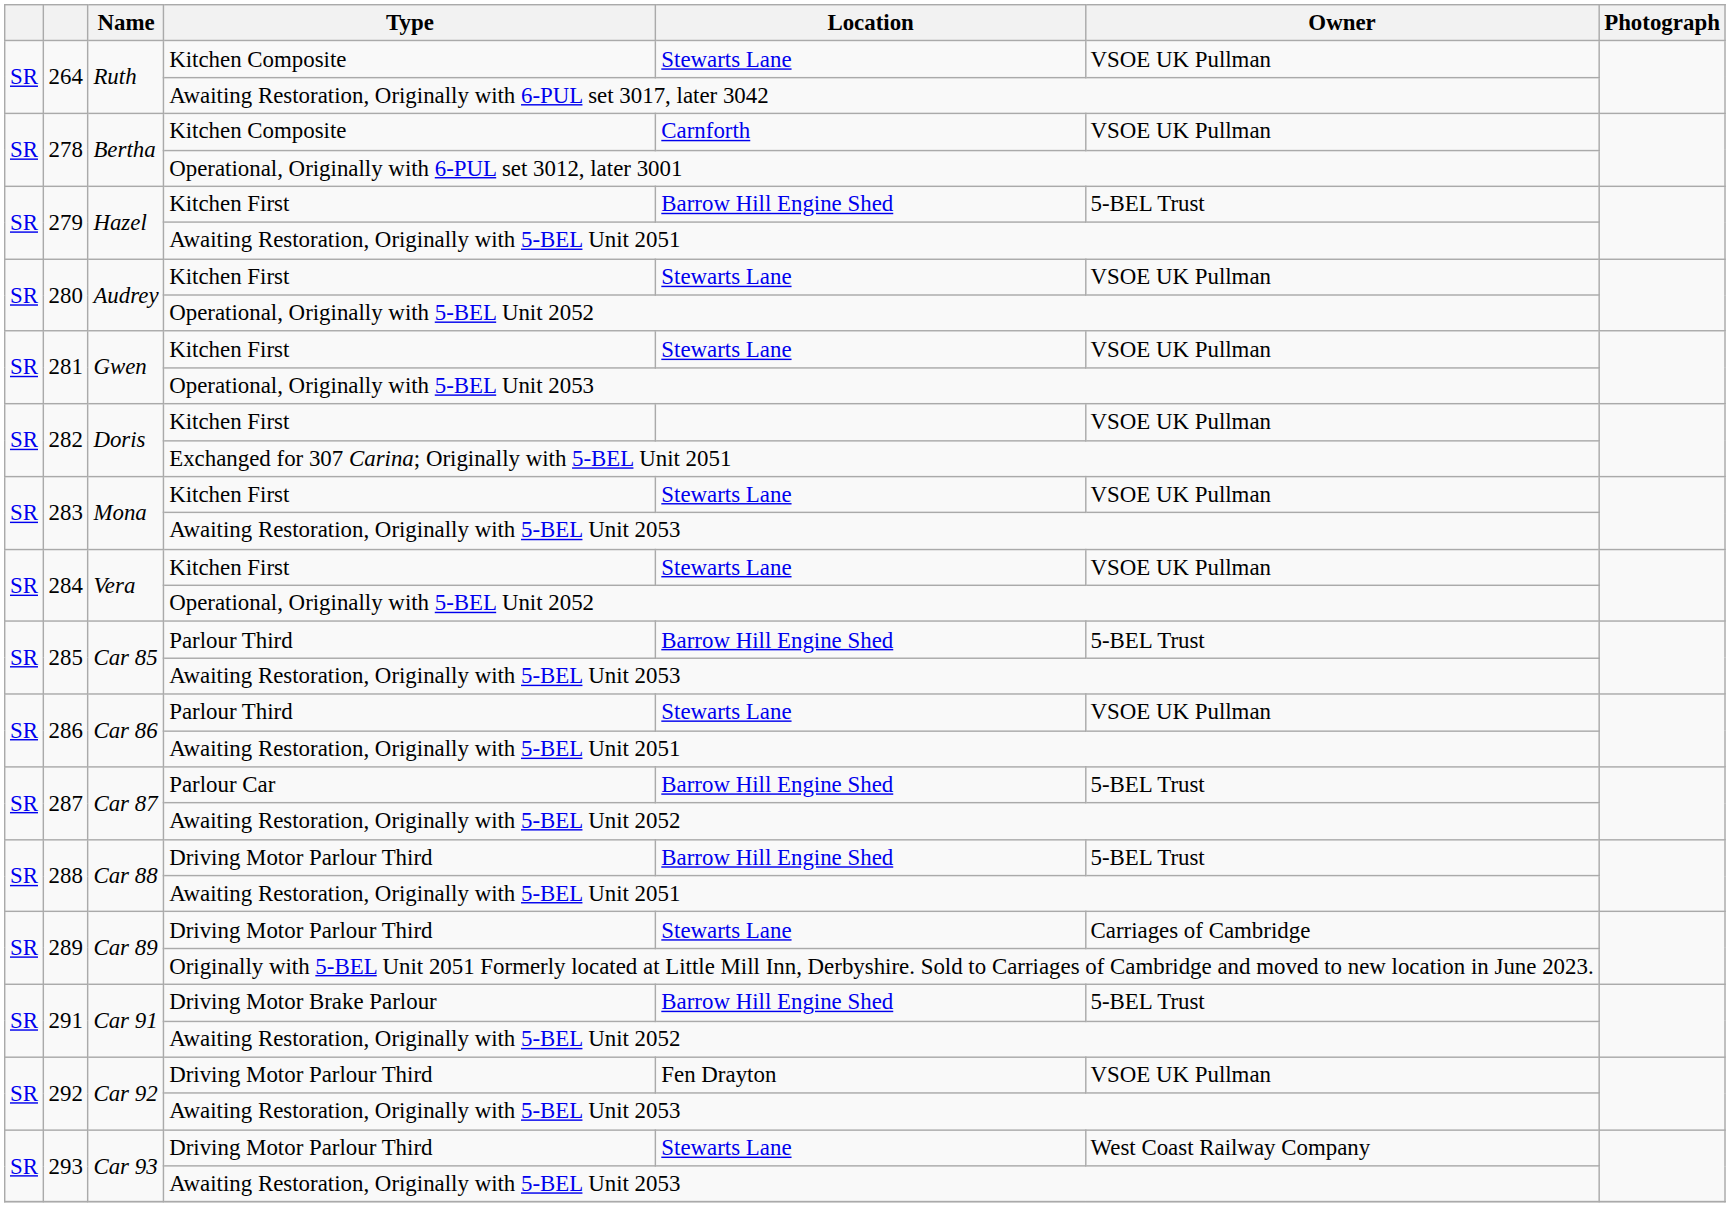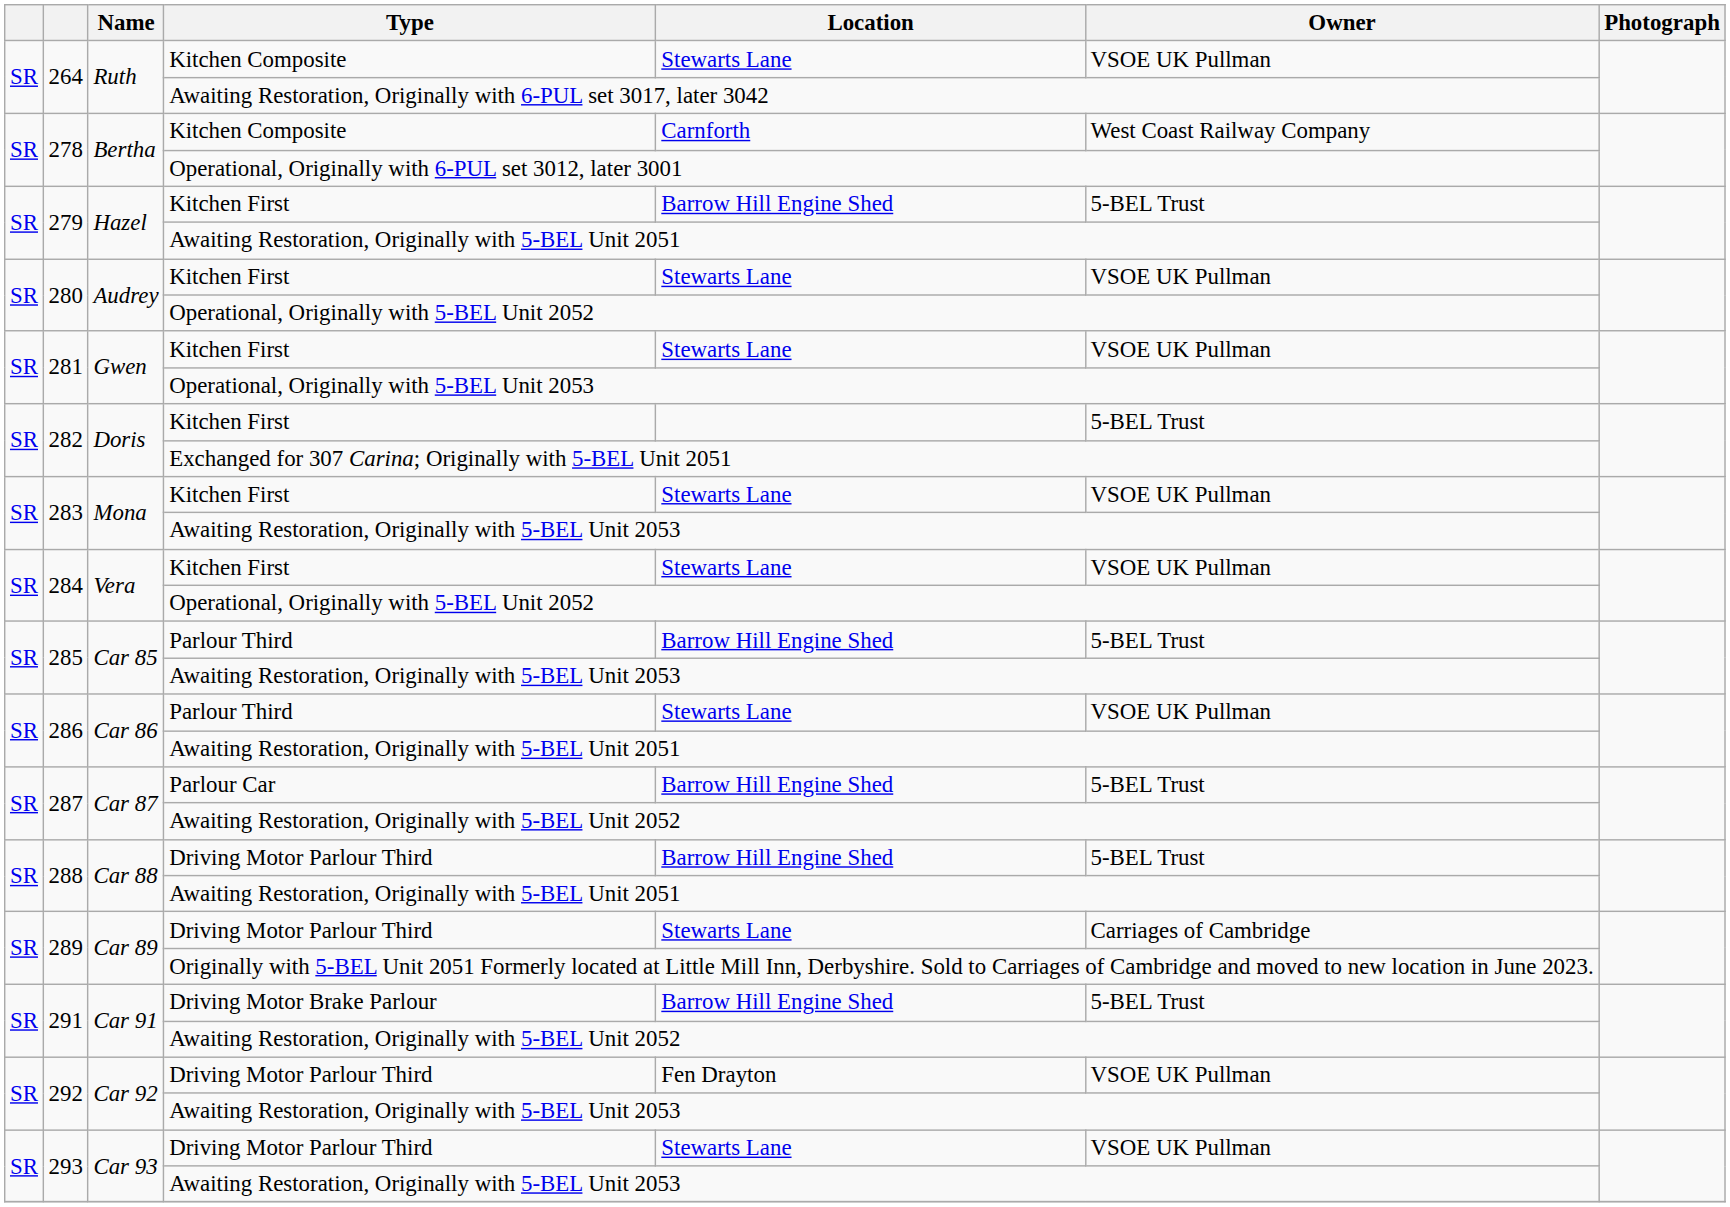(1181, 131) VSOE UK Pullman -> (1230, 131) West Coast Railway Company
(1181, 421) VSOE UK Pullman -> (1148, 421) 5-BEL Trust
(1230, 1147) West Coast Railway Company -> (1181, 1147) VSOE UK Pullman
